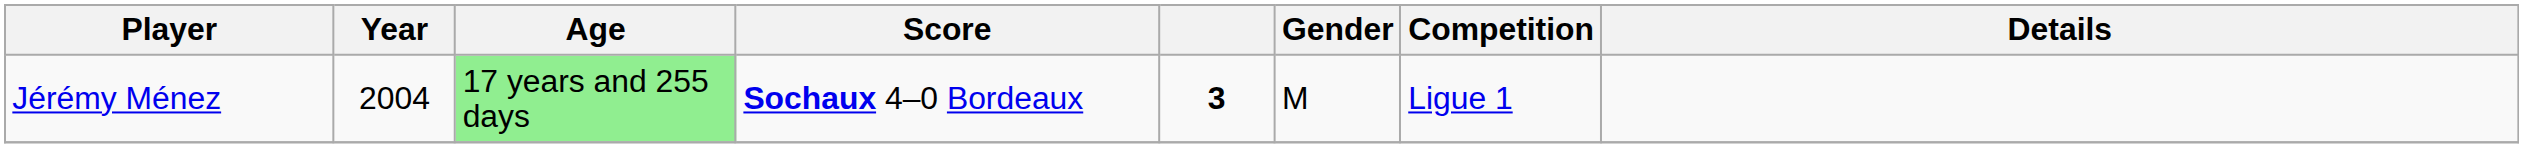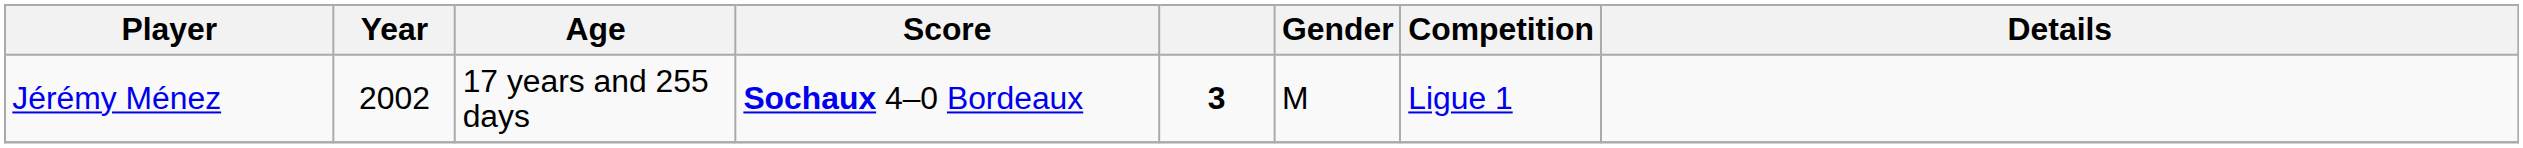(394, 98) 2004 -> (394, 98) 2002
(586, 98) lightgreen background -> (586, 98) no background
